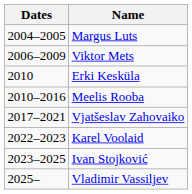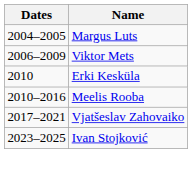- row: (108, 138)
- row: (120, 179)
